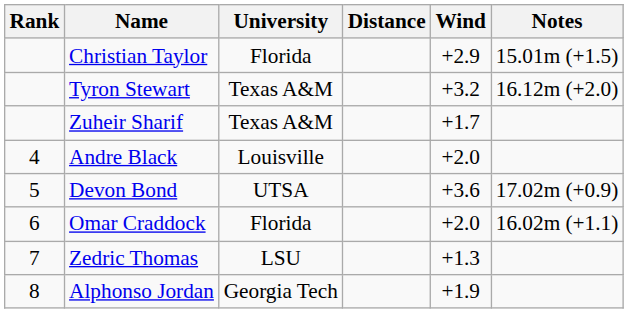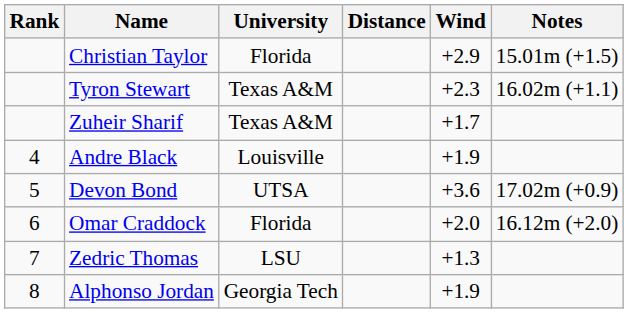(461, 88) +3.2 -> (461, 88) +2.3
(557, 88) 16.12m (+2.0) -> (557, 88) 16.02m (+1.1)
(461, 156) +2.0 -> (461, 156) +1.9
(557, 223) 16.02m (+1.1) -> (557, 223) 16.12m (+2.0)
